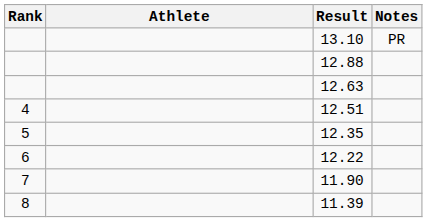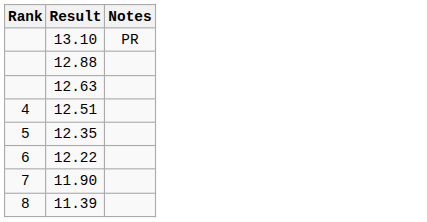- column: (179, 16)
